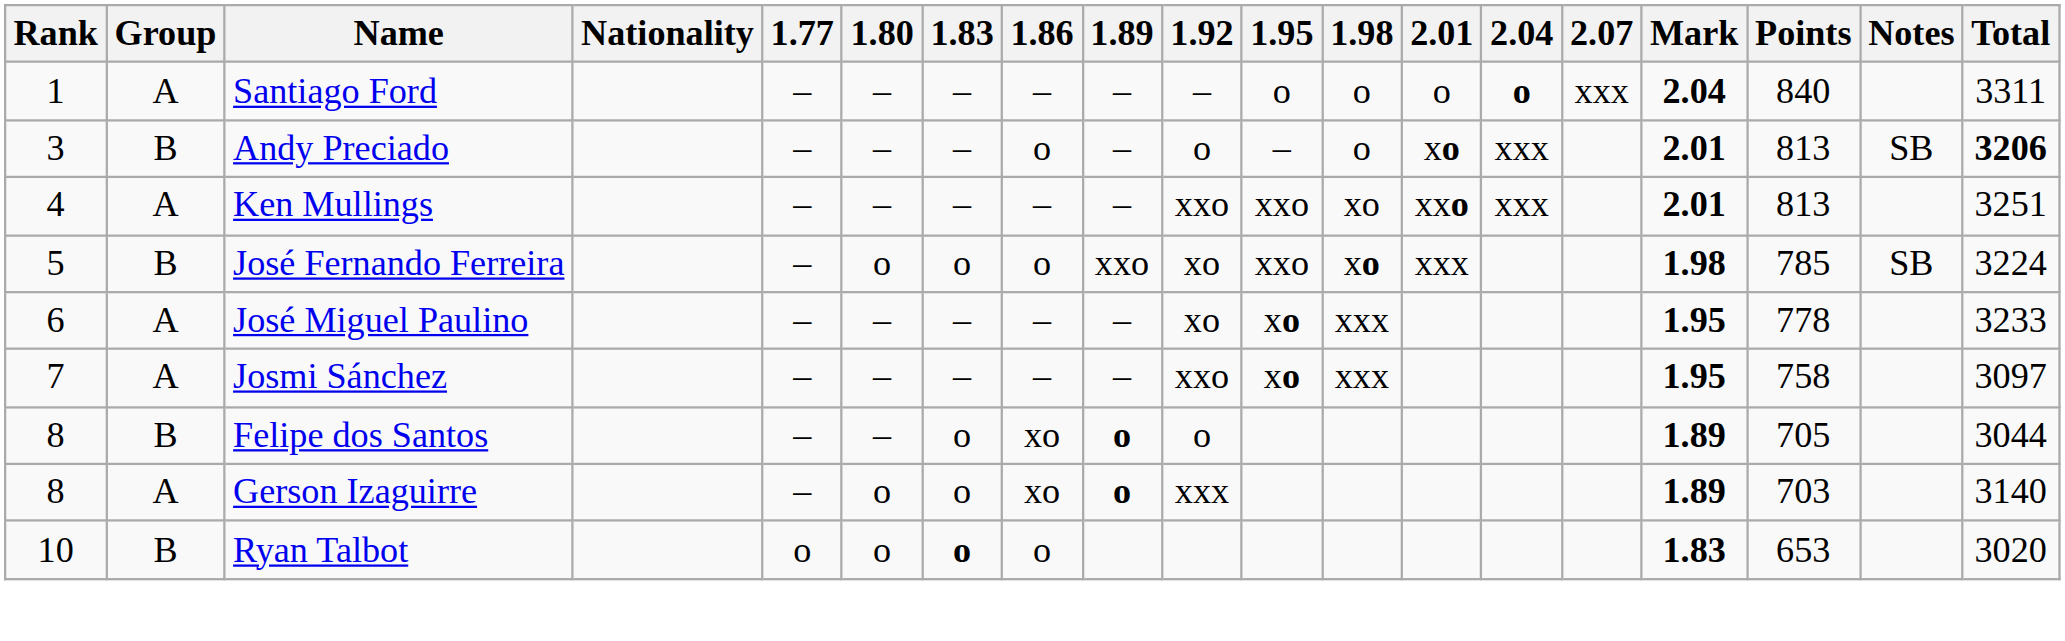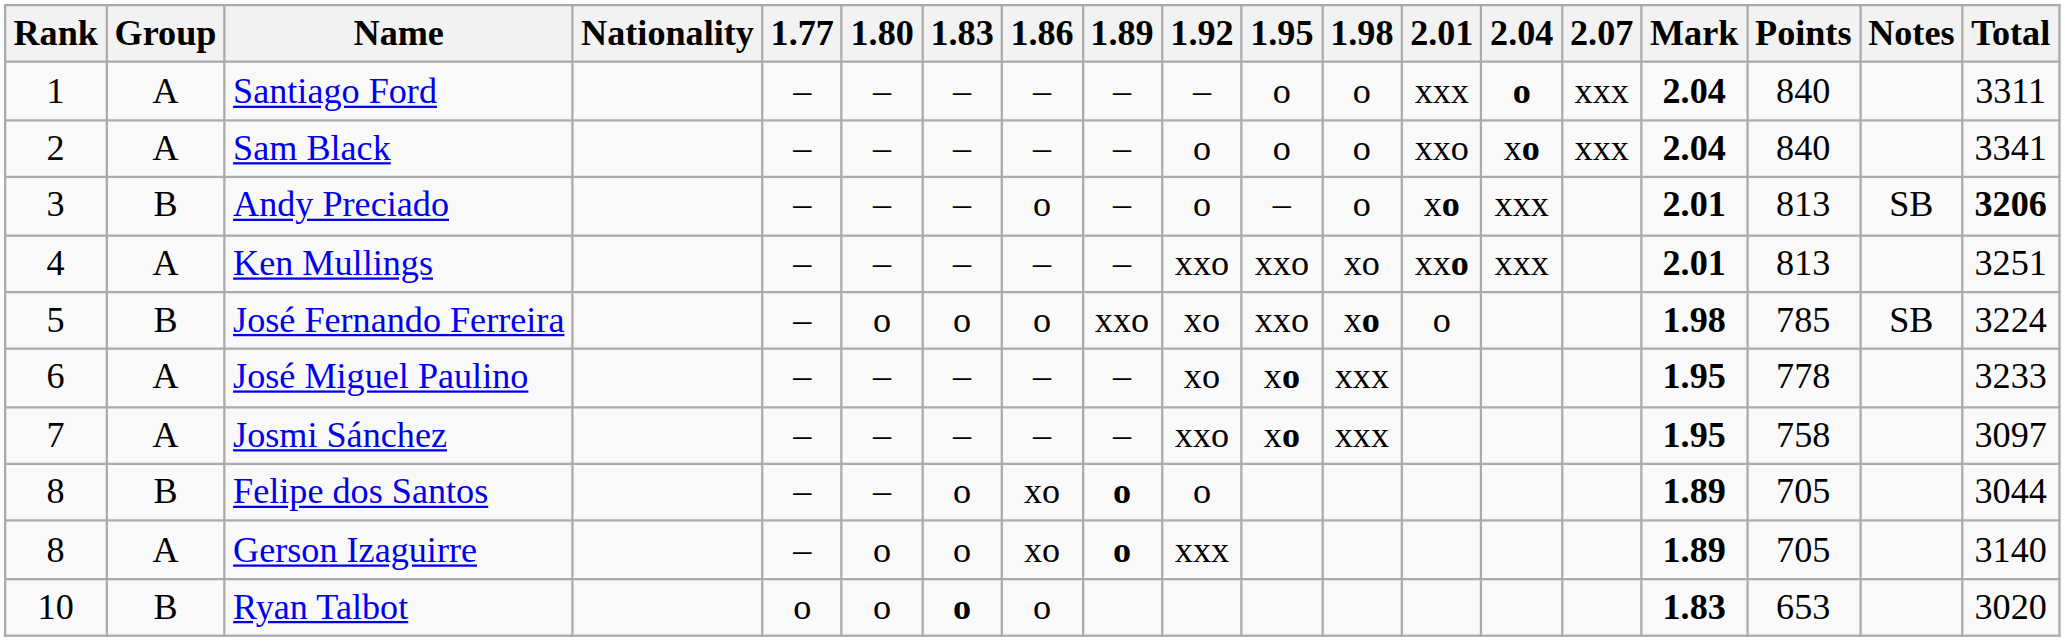(1442, 90) o -> (1442, 90) xxx
+ row: (312, 147)
(1442, 262) xxx -> (1442, 319) o
(1803, 491) 703 -> (1803, 549) 705
